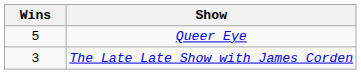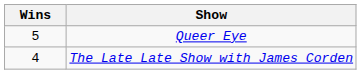(35, 58) 3 -> (35, 58) 4
